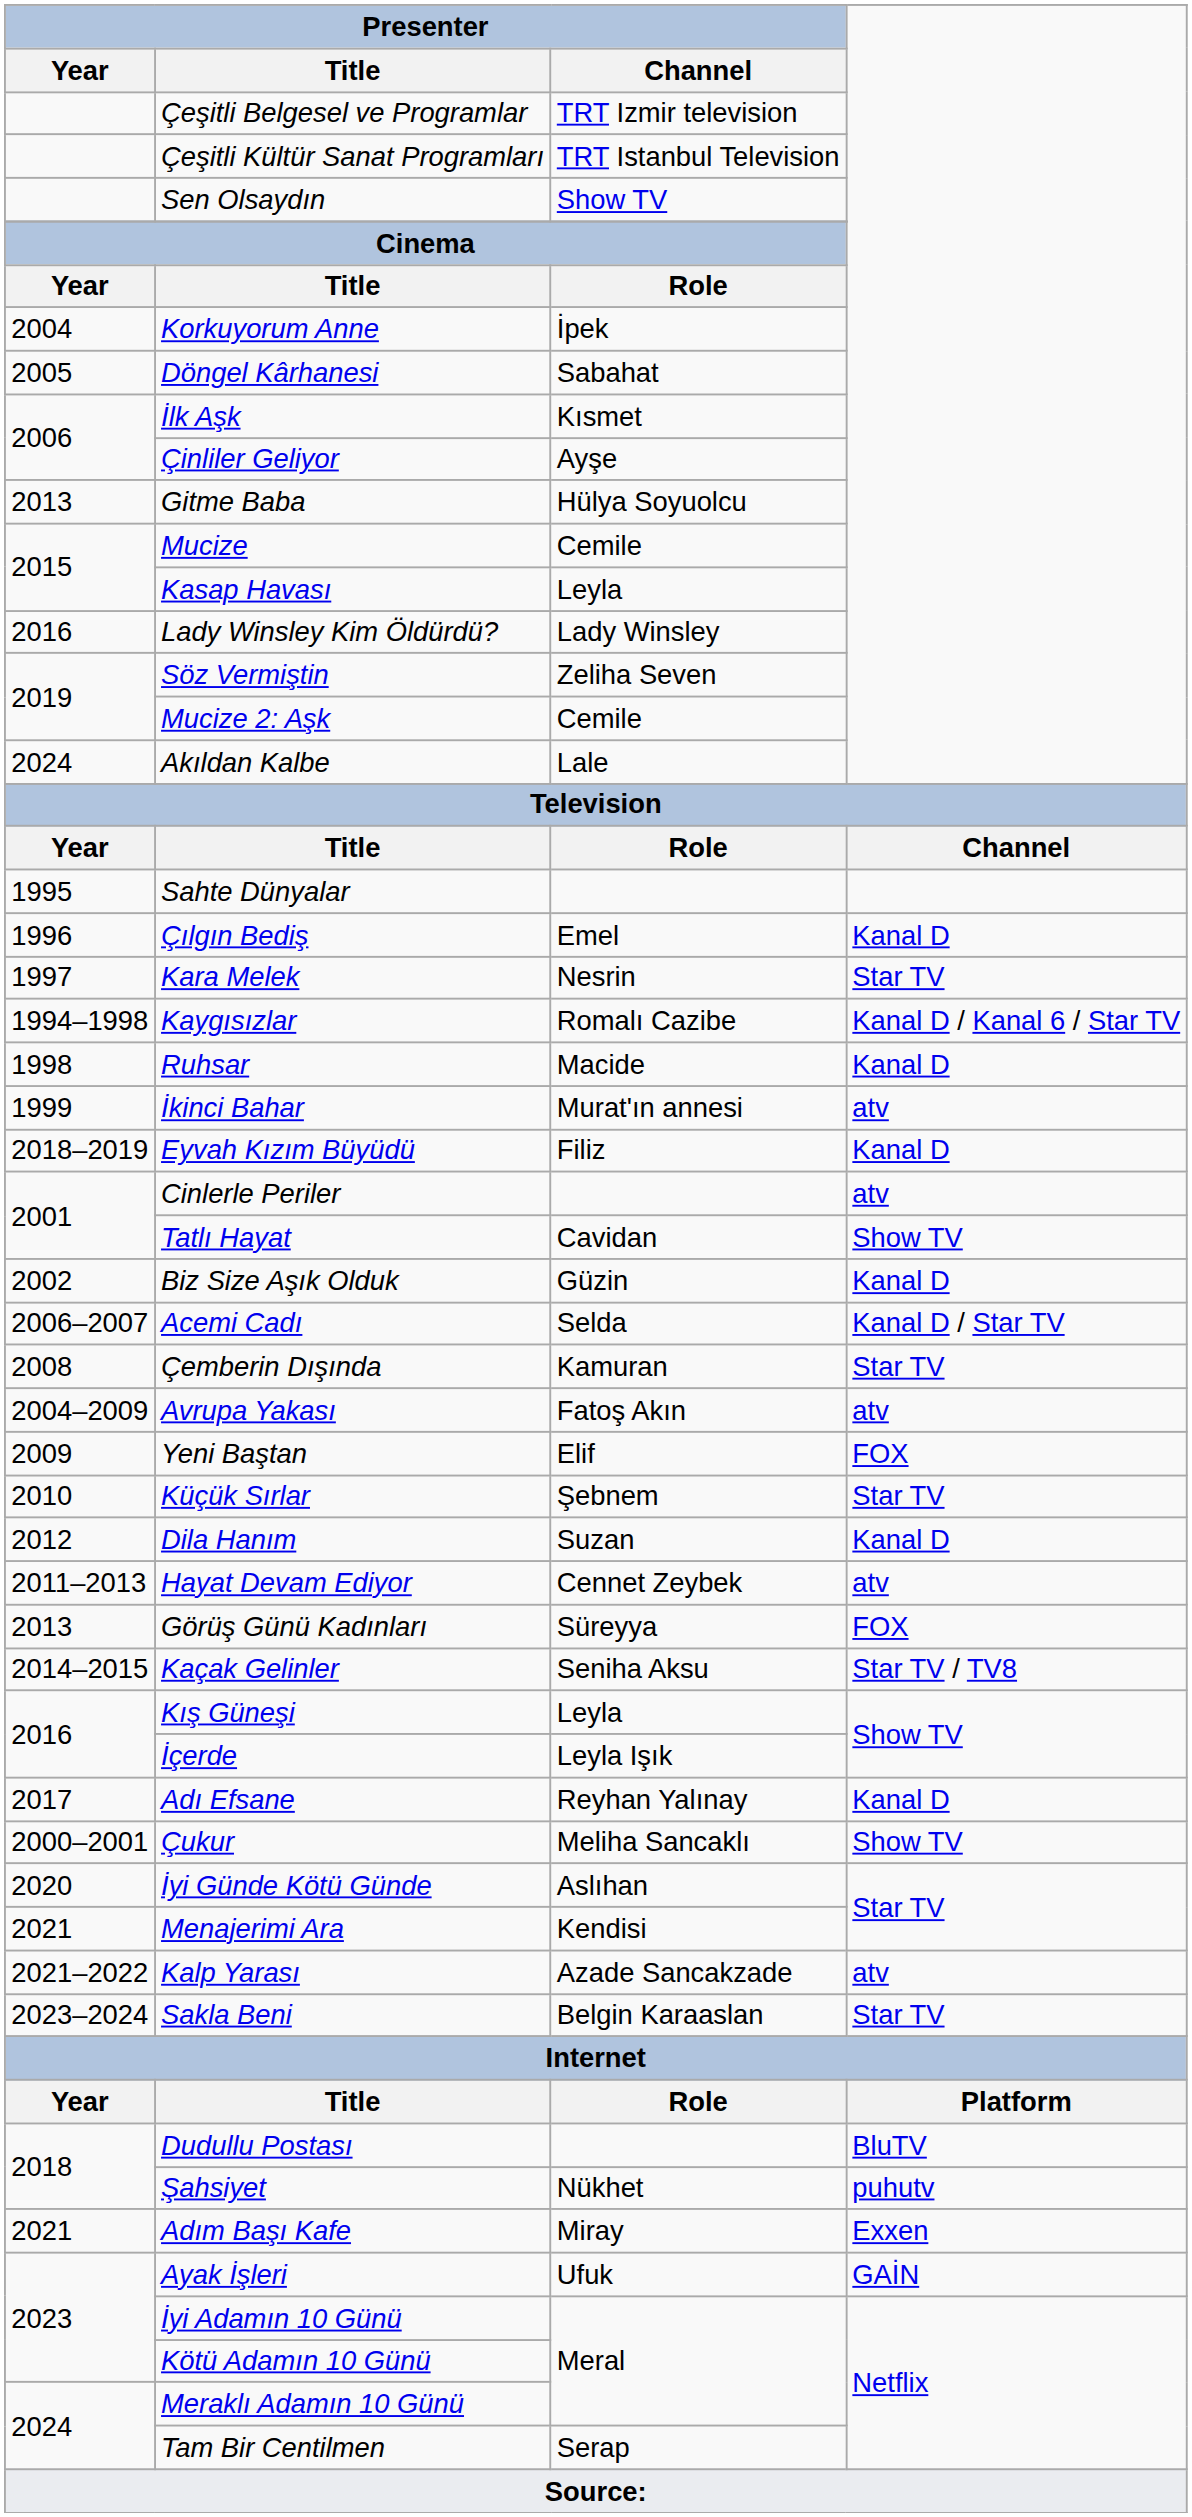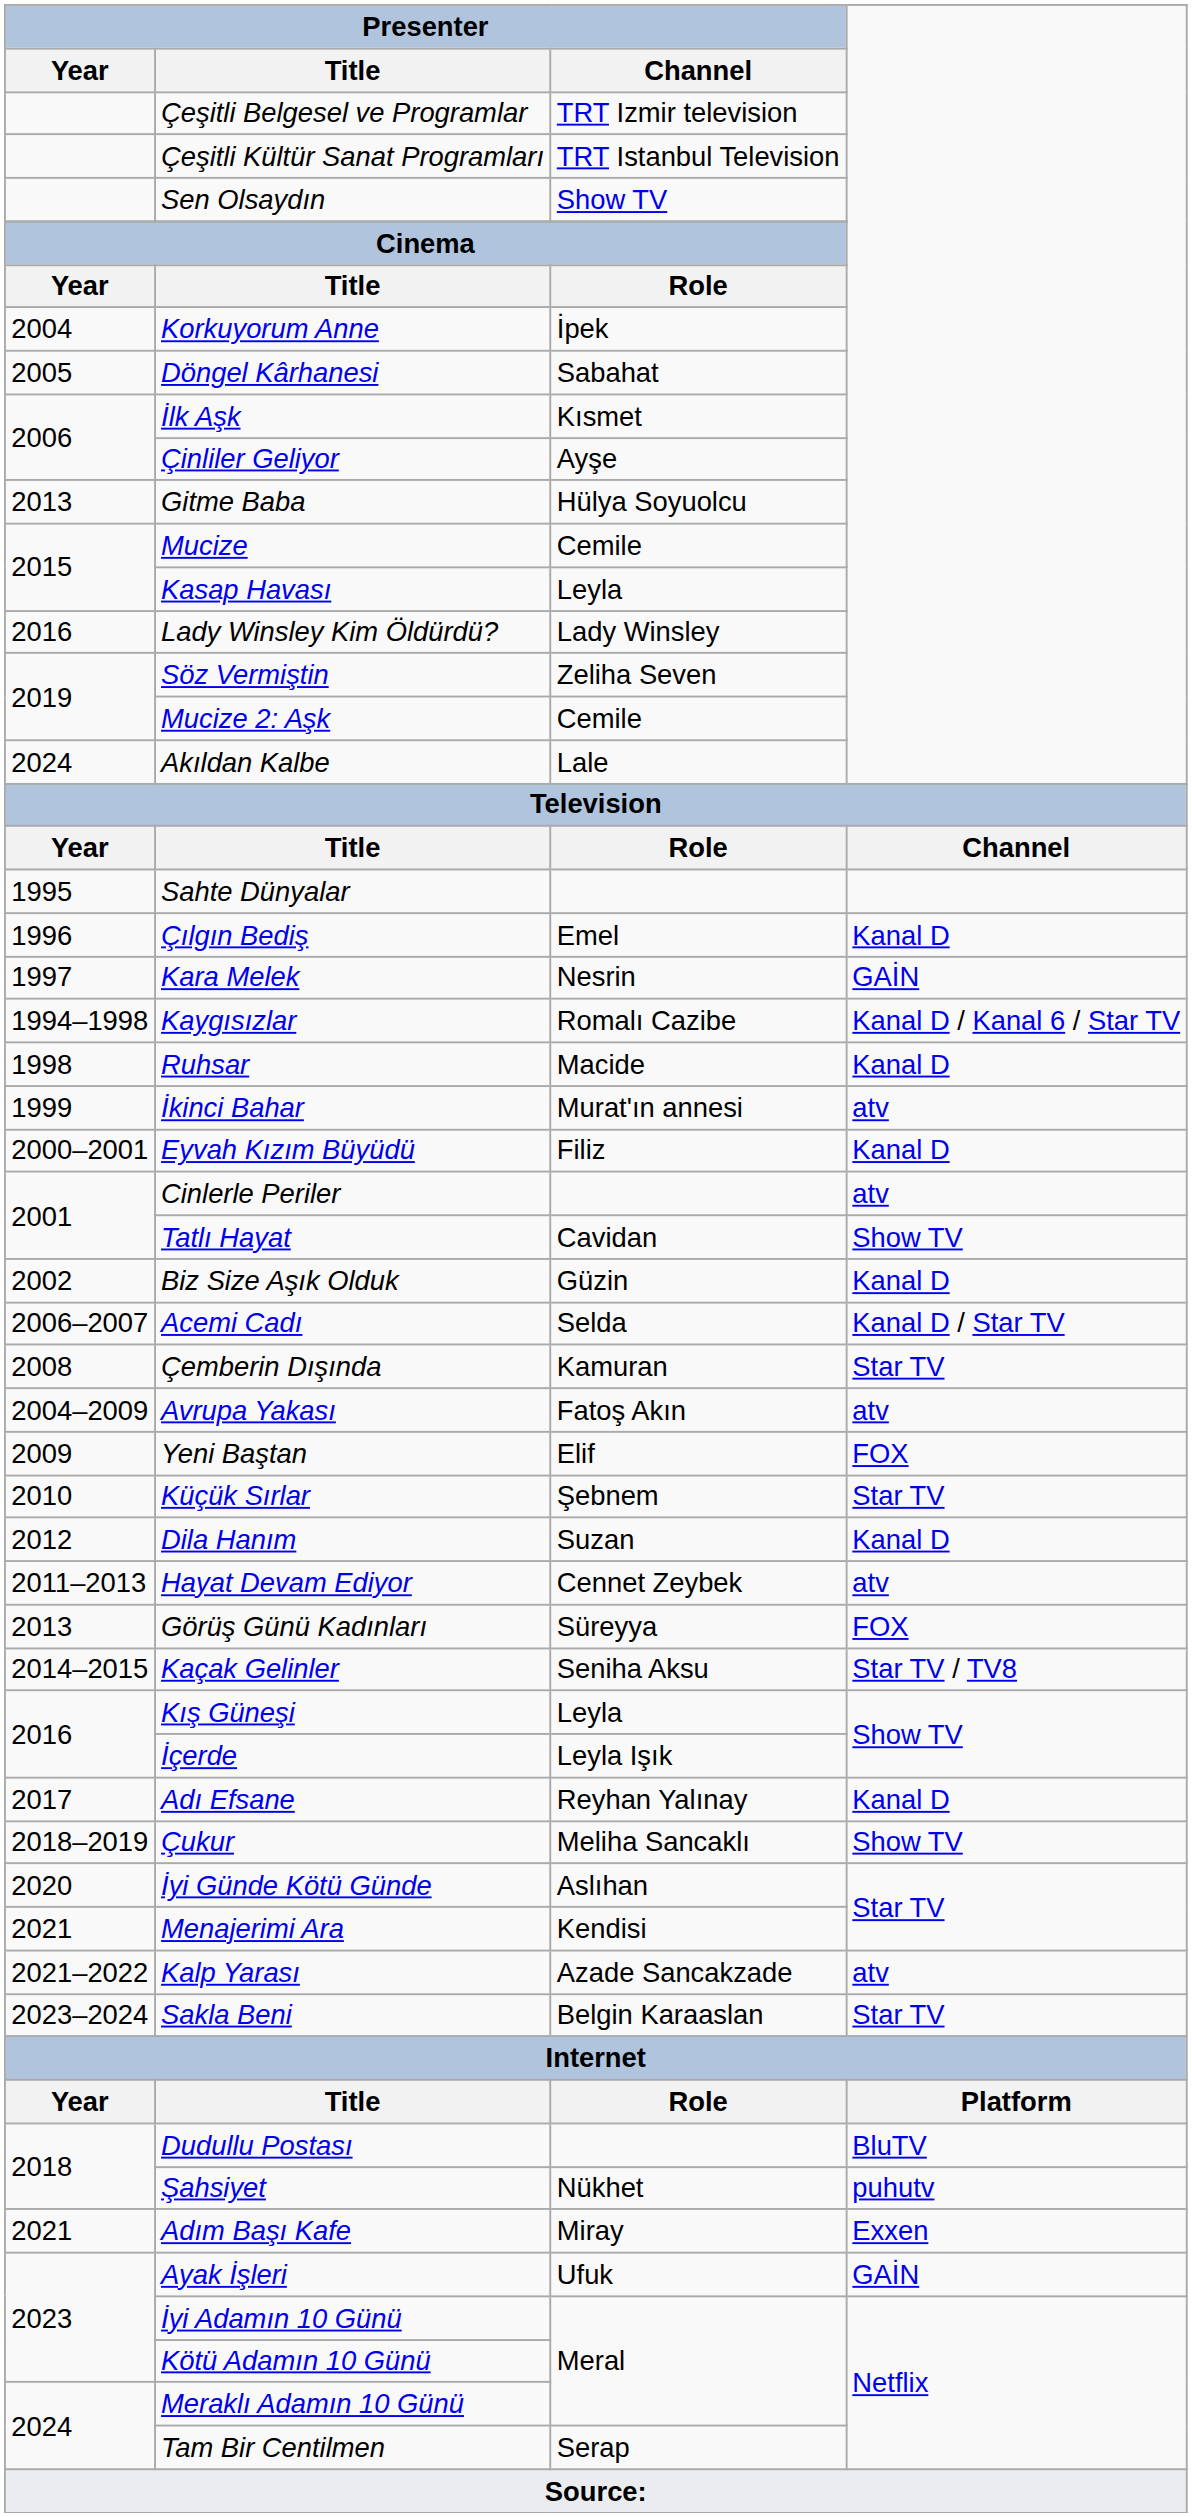(898, 978) Star TV -> (886, 978) GAİN
(80, 1151) 2018–2019 -> (80, 1151) 2000–2001
(80, 1842) 2000–2001 -> (80, 1842) 2018–2019
